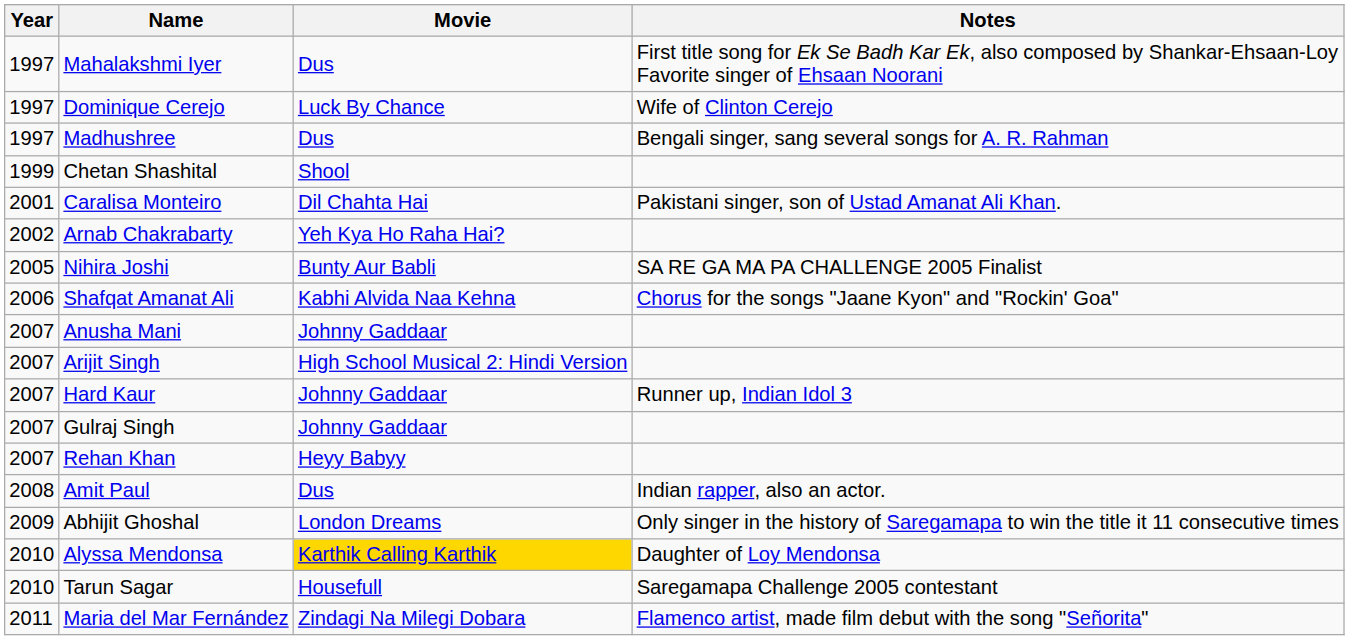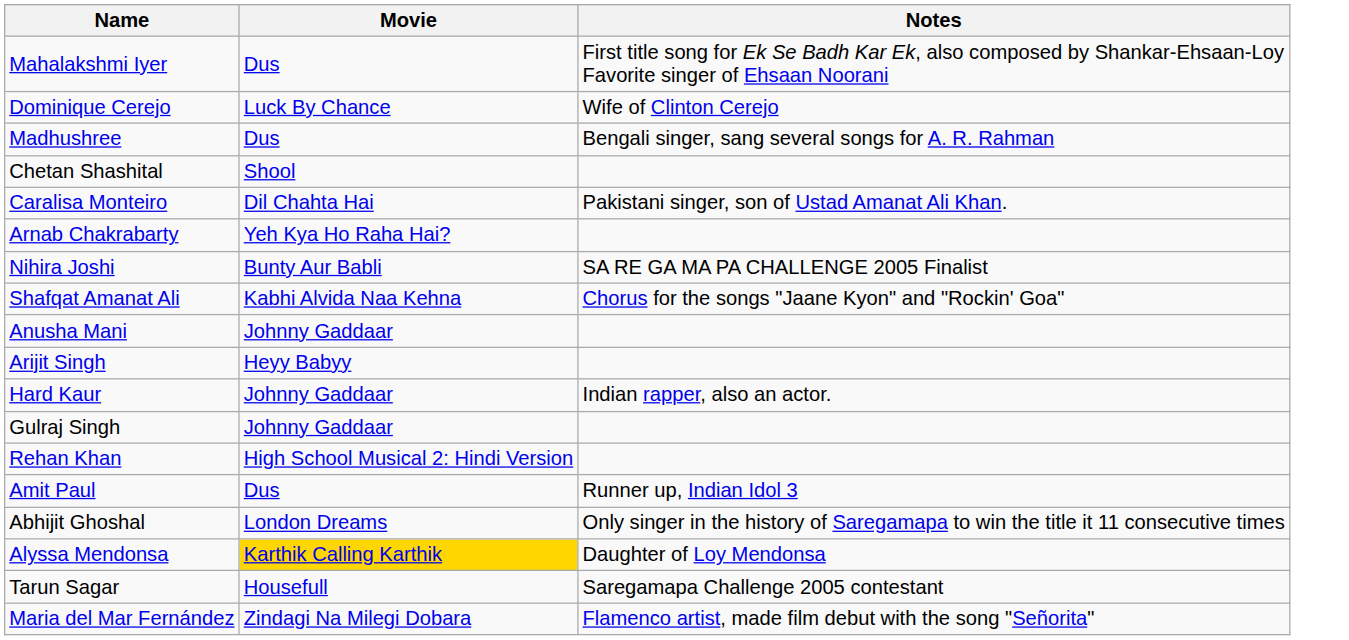- column: (32, 20)
(463, 362) High School Musical 2: Hindi Version -> (298, 362) Heyy Babyy
(744, 394) Runner up, Indian Idol 3 -> (707, 394) Indian rapper, also an actor.
(352, 458) Heyy Babyy -> (409, 458) High School Musical 2: Hindi Version
(761, 490) Indian rapper, also an actor. -> (690, 490) Runner up, Indian Idol 3
